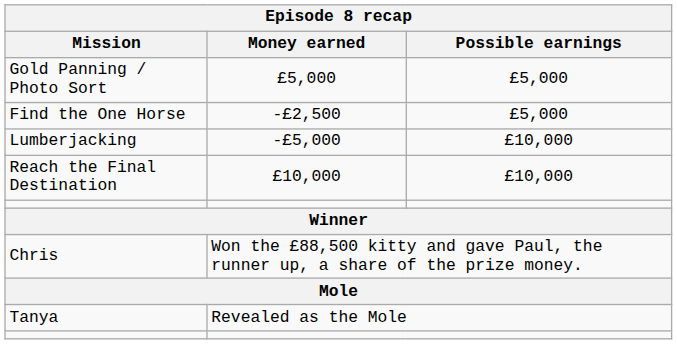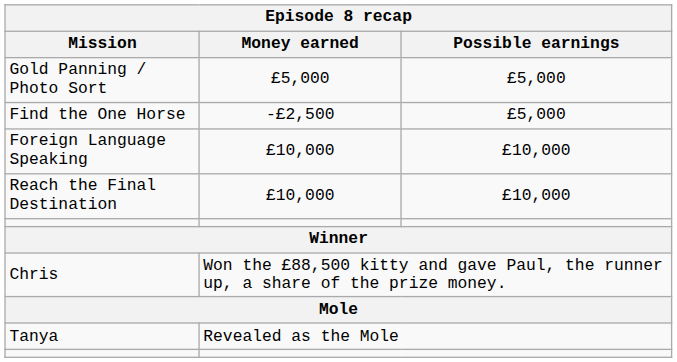- row: (73, 142)
+ row: (88, 151)
